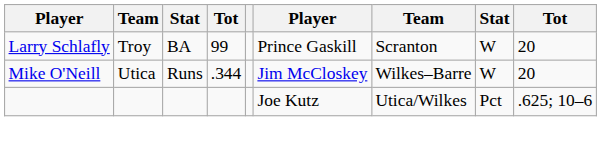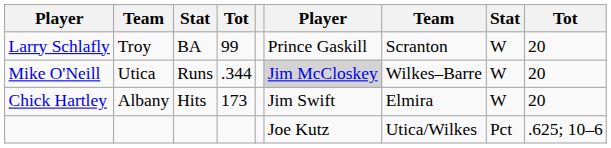(312, 73) no background -> (323, 73) lightgrey background
+ row: (58, 101)
